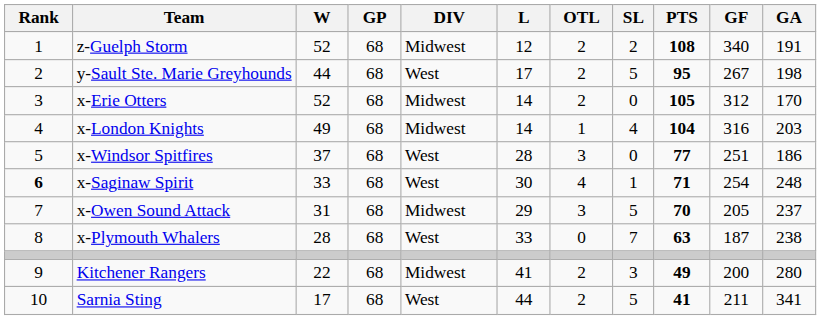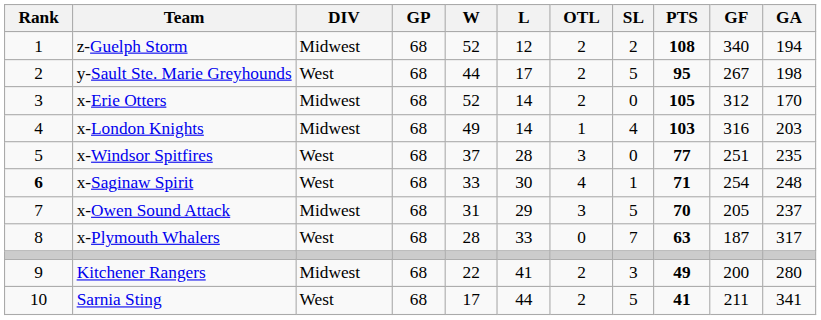columns swapped: (449, 18) <-> (322, 18)
(789, 45) 191 -> (789, 45) 194
(682, 127) 104 -> (682, 127) 103
(789, 155) 186 -> (789, 155) 235
(789, 237) 238 -> (789, 237) 317
